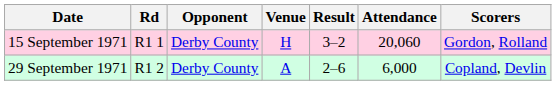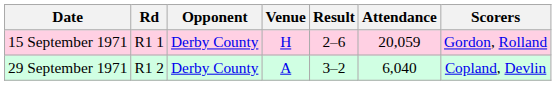(334, 42) 3–2 -> (334, 42) 2–6
(399, 42) 20,060 -> (399, 42) 20,059
(334, 67) 2–6 -> (334, 67) 3–2
(399, 67) 6,000 -> (399, 67) 6,040
